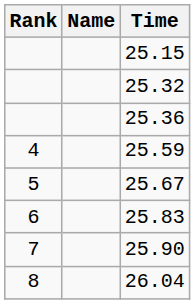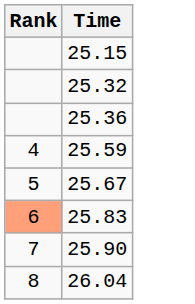- column: (91, 21)
(34, 217) no background -> (34, 217) lightsalmon background
